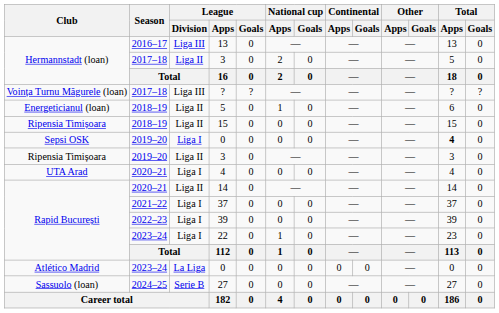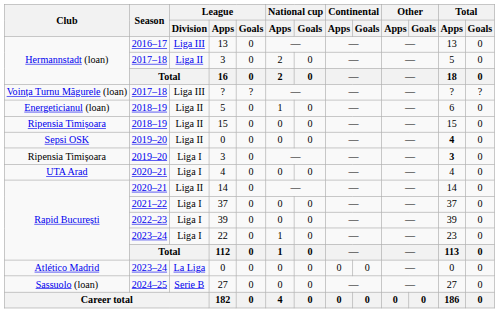(189, 140) Liga I -> (189, 140) Liga II
(189, 156) Liga II -> (189, 156) Liga I
(452, 156) normal -> (452, 156) bold
